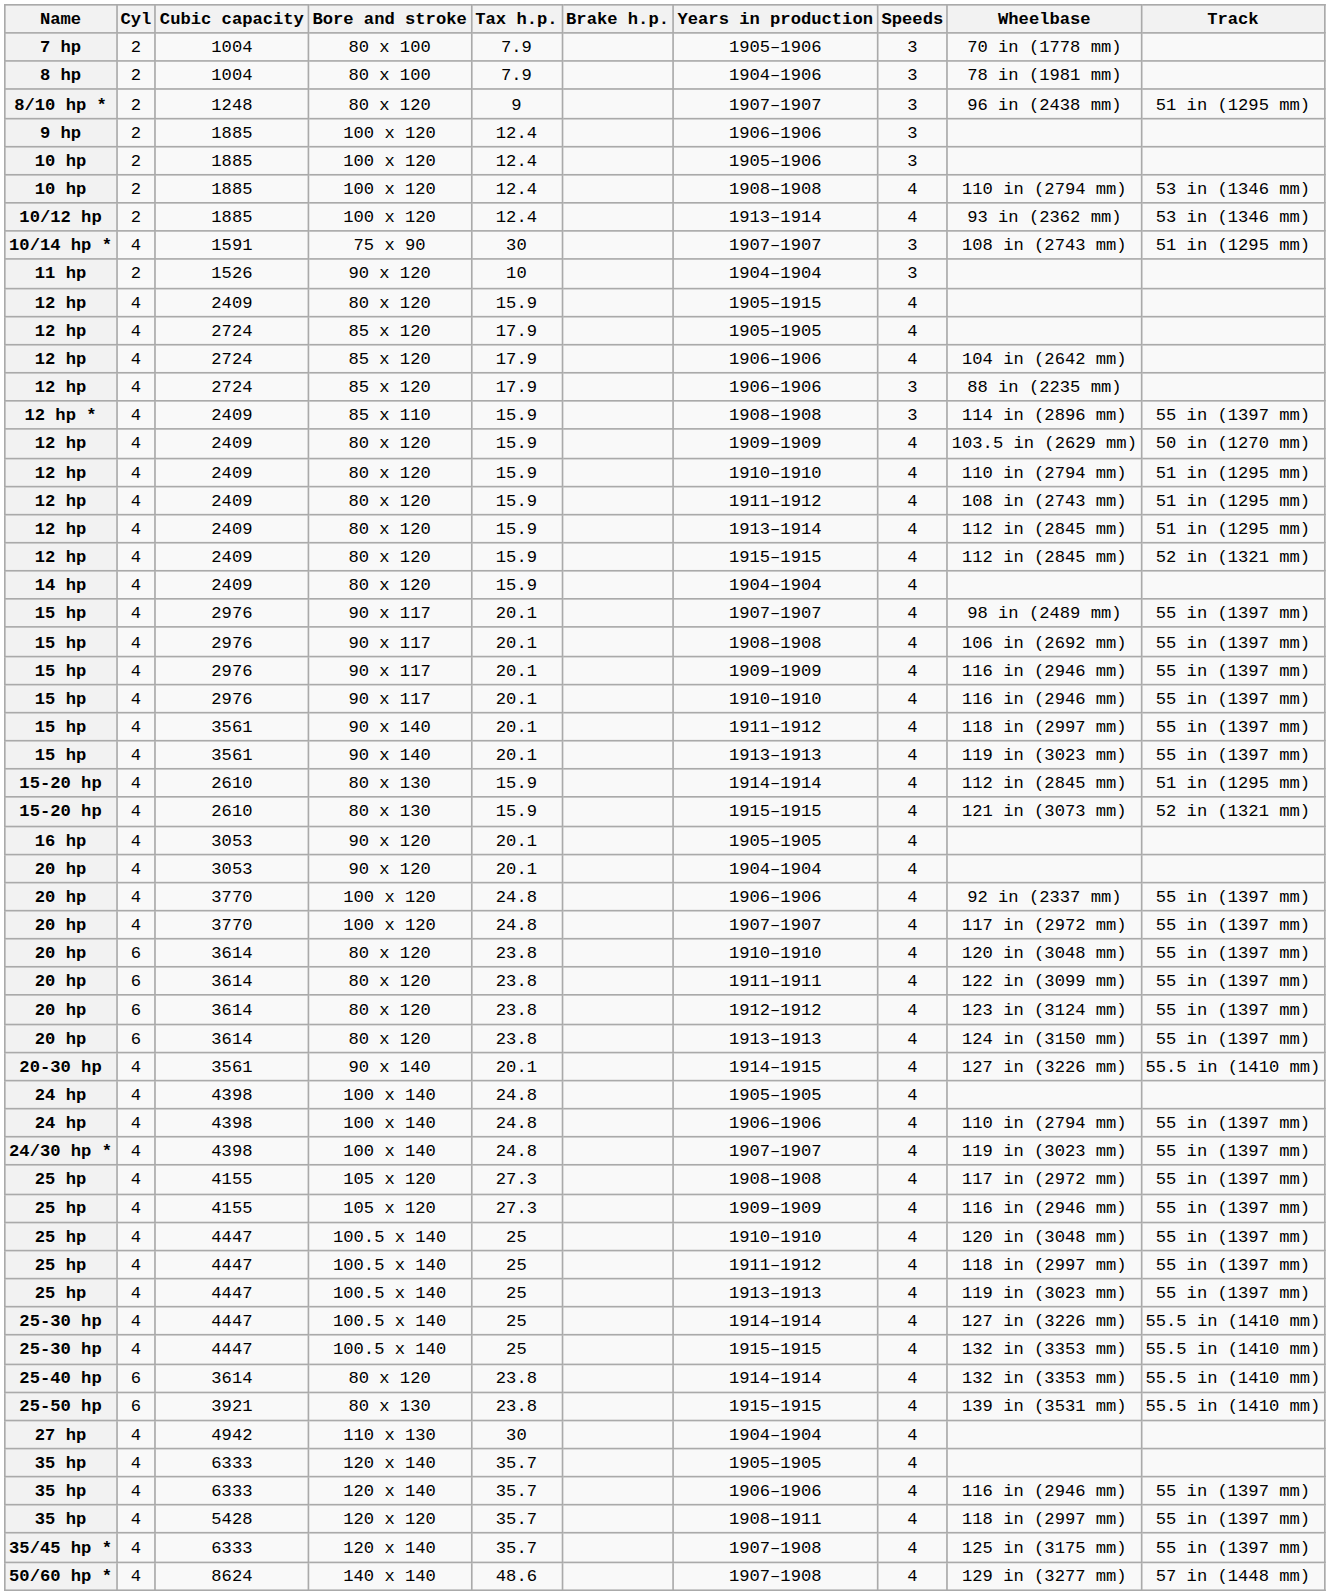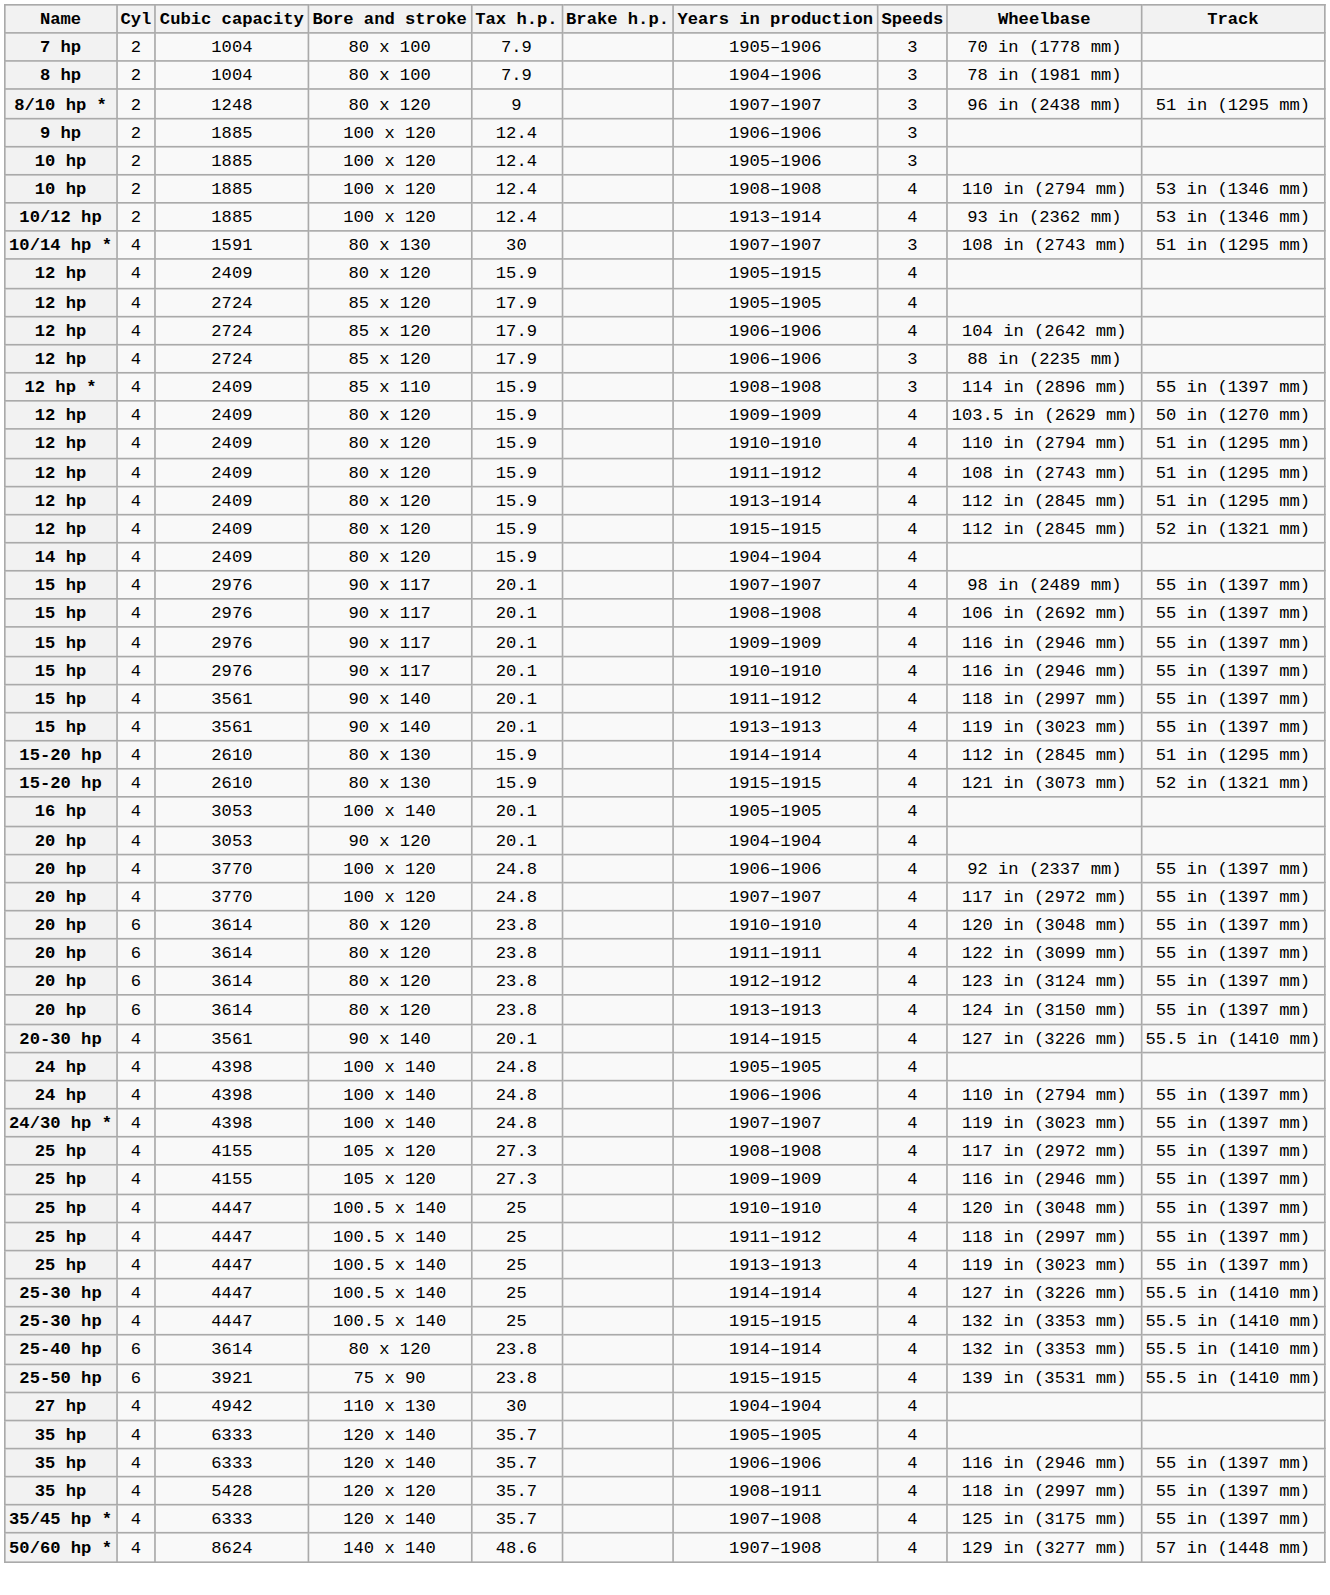(390, 246) 75 x 90 -> (390, 246) 80 x 130
- row: (61, 274)
(390, 840) 90 x 120 -> (390, 812) 100 x 140
(390, 1406) 80 x 130 -> (390, 1378) 75 x 90
